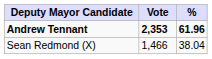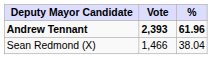(155, 29) 2,353 -> (155, 29) 2,393
